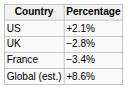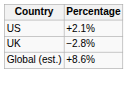- row: (22, 60)
